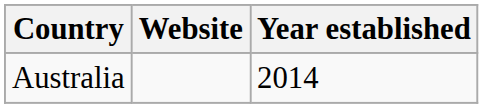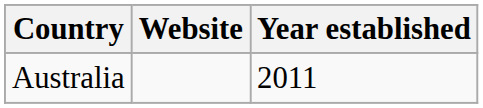(288, 77) 2014 -> (287, 77) 2011
